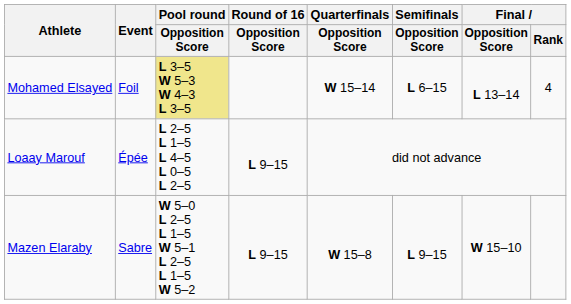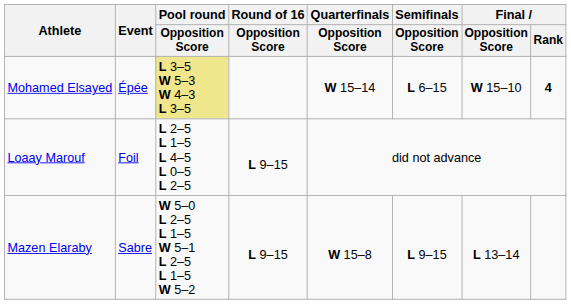(128, 88) Foil -> (133, 88) Épée
(496, 95) L 13–14 -> (496, 88) W 15–10
(548, 88) normal -> (548, 88) bold
(133, 157) Épée -> (128, 157) Foil
(496, 248) W 15–10 -> (496, 255) L 13–14
